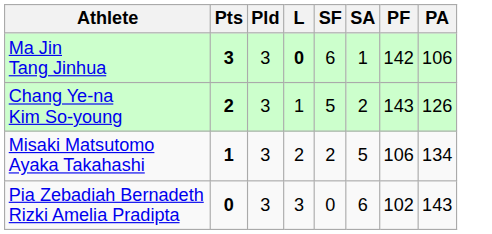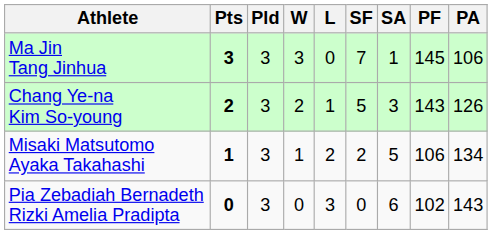+ column: (299, 18)
(299, 57) bold -> (330, 57) normal
(330, 57) 6 -> (361, 57) 7
(399, 57) 142 -> (430, 57) 145
(363, 106) 2 -> (394, 106) 3
